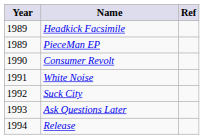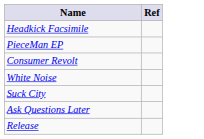- column: (23, 12)
